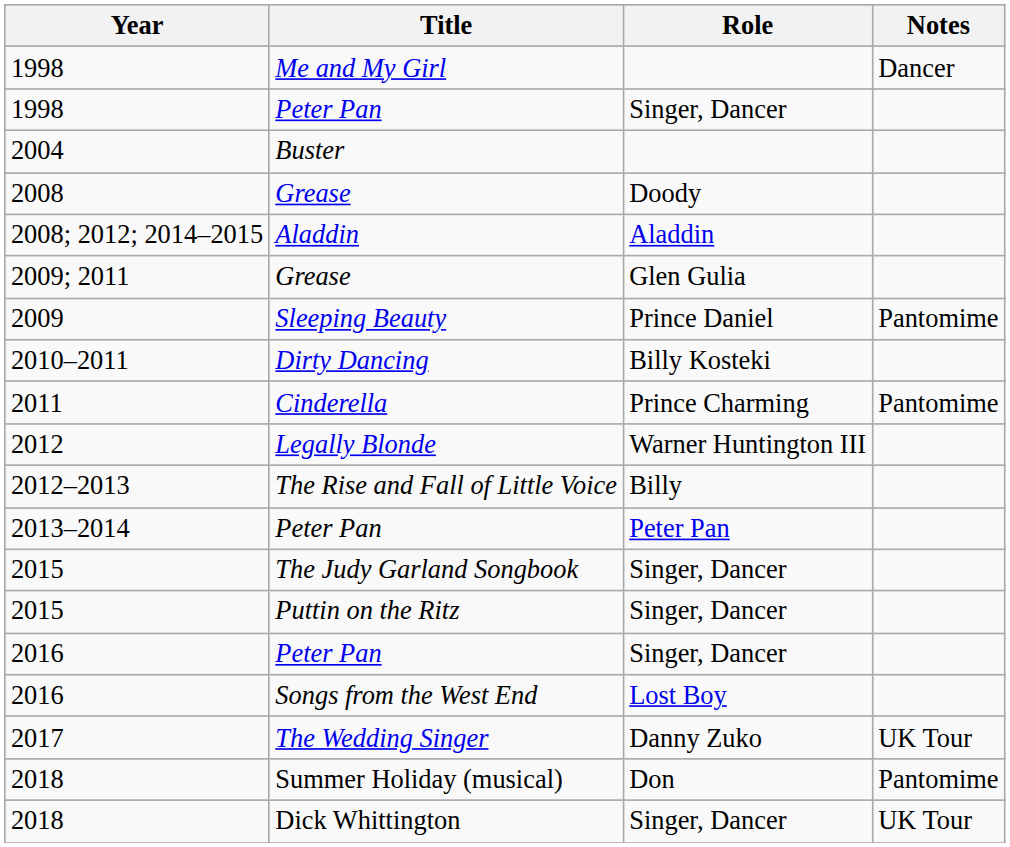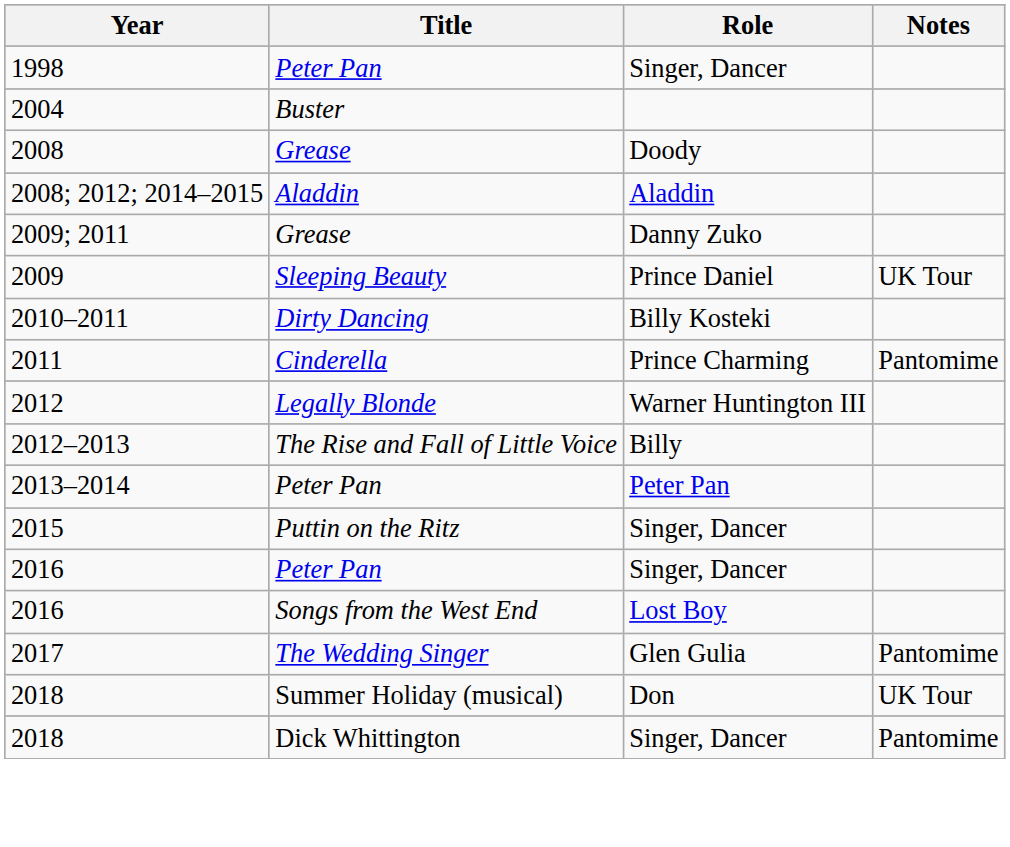- row: (37, 67)
(688, 276) Glen Gulia -> (696, 234) Danny Zuko
(938, 318) Pantomime -> (925, 276) UK Tour
- row: (37, 569)
(696, 737) Danny Zuko -> (688, 653) Glen Gulia
(925, 737) UK Tour -> (938, 653) Pantomime
(938, 779) Pantomime -> (925, 695) UK Tour
(925, 820) UK Tour -> (938, 737) Pantomime
